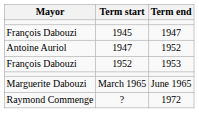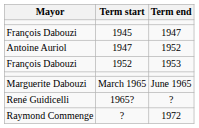+ row: (122, 100)
